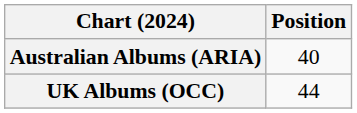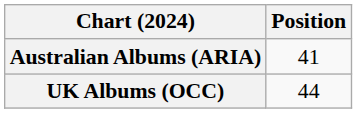(309, 56) 40 -> (309, 56) 41
